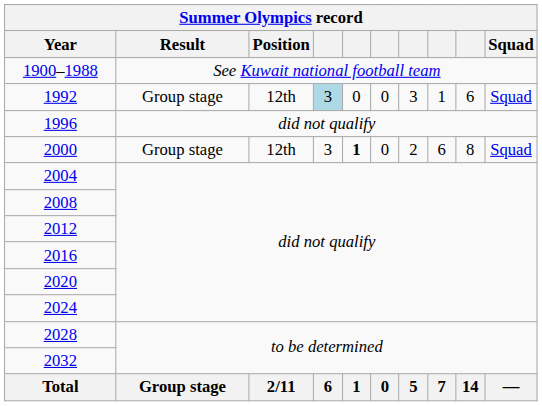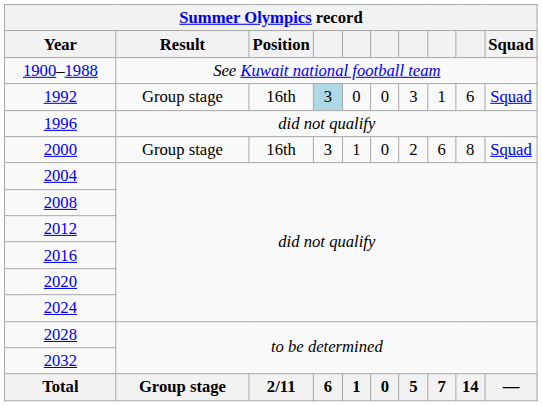(281, 96) 12th -> (281, 96) 16th
(281, 149) 12th -> (281, 149) 16th
(356, 149) bold -> (356, 149) normal
